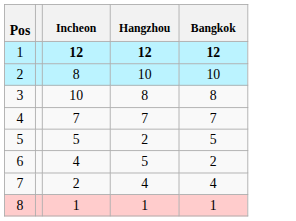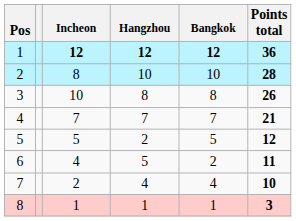+ column: (269, 23)
